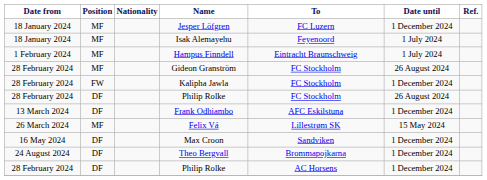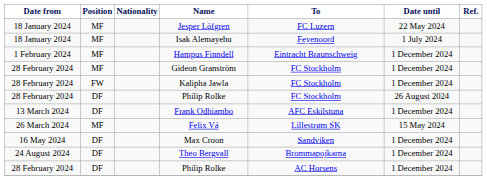(422, 26) 1 December 2024 -> (422, 26) 22 May 2024
(422, 54) 1 July 2024 -> (422, 54) 1 December 2024
(422, 69) 26 August 2024 -> (422, 69) 1 December 2024
